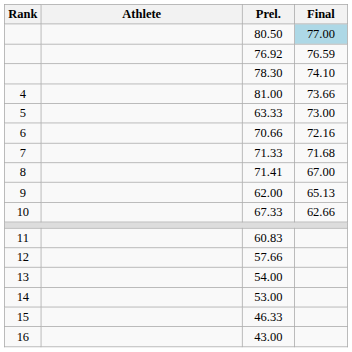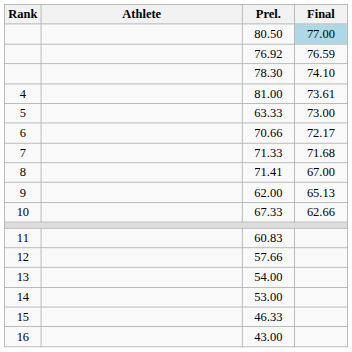(321, 93) 73.66 -> (321, 93) 73.61
(321, 133) 72.16 -> (321, 133) 72.17
